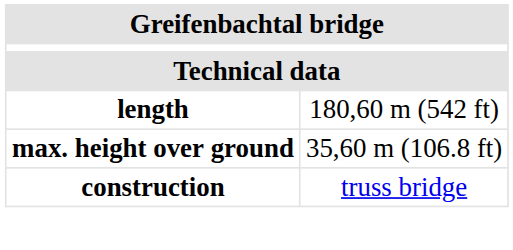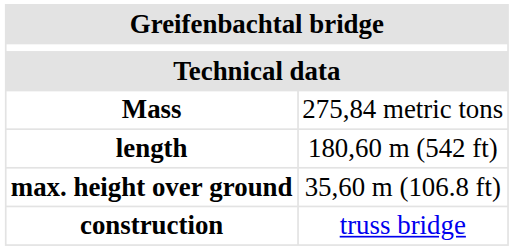+ row: (152, 109)
